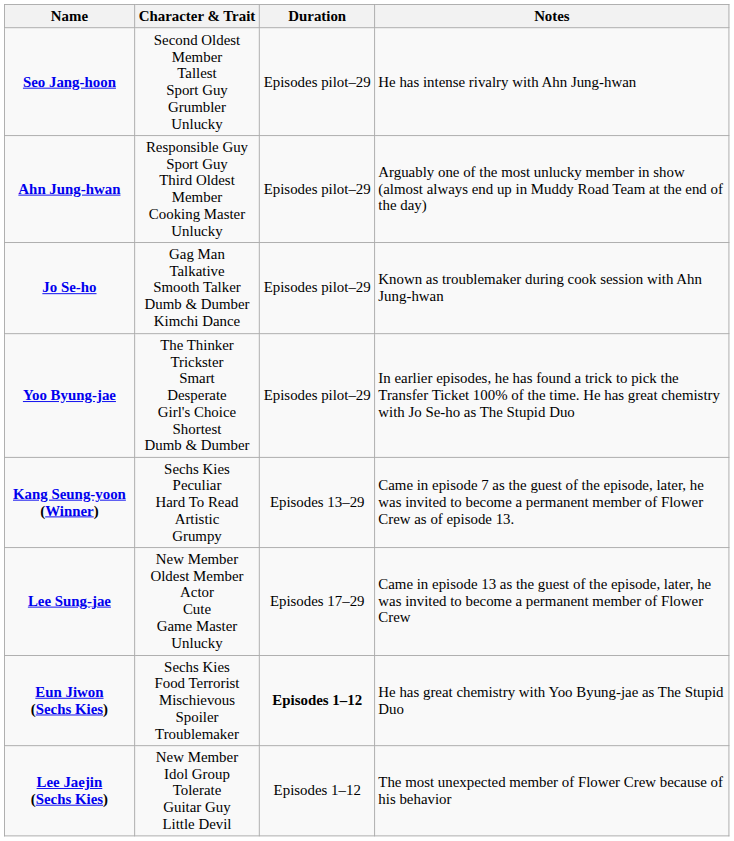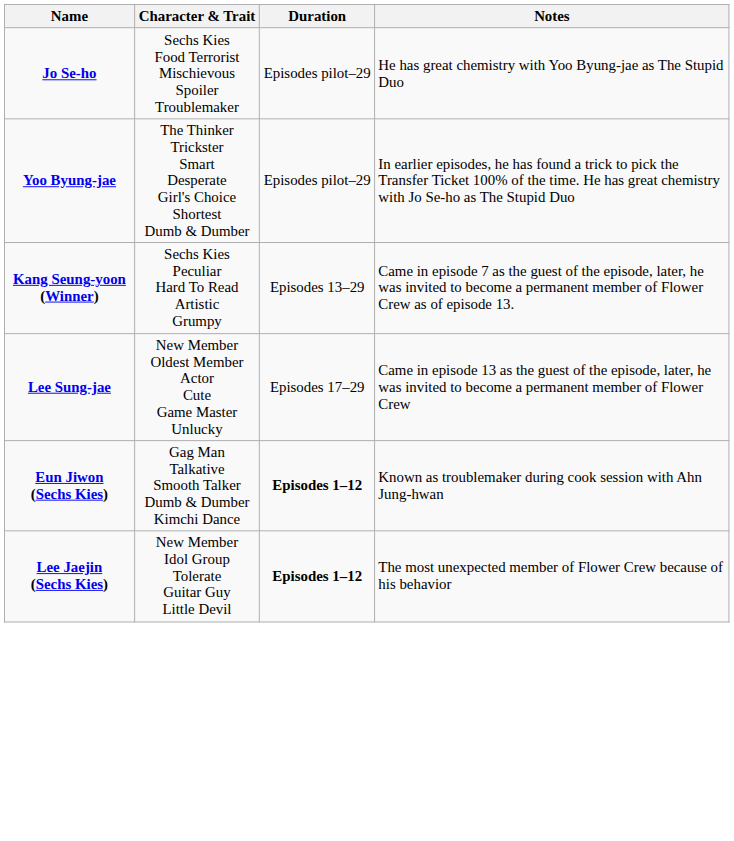- row: (69, 81)
- row: (69, 189)
(197, 287) Gag Man Talkative Smooth Talker Dumb & Dumber Kimchi Dance -> (197, 73) Sechs Kies Food Terrorist Mischievous Spoiler Troublemaker
(540, 287) Known as troublemaker during cook session with Ahn Jung-hwan -> (551, 73) He has great chemistry with Yoo Byung-jae as The Stupid Duo
(197, 700) Sechs Kies Food Terrorist Mischievous Spoiler Troublemaker -> (197, 485) Gag Man Talkative Smooth Talker Dumb & Dumber Kimchi Dance
(551, 700) He has great chemistry with Yoo Byung-jae as The Stupid Duo -> (540, 485) Known as troublemaker during cook session with Ahn Jung-hwan
(317, 790) normal -> (317, 576) bold
